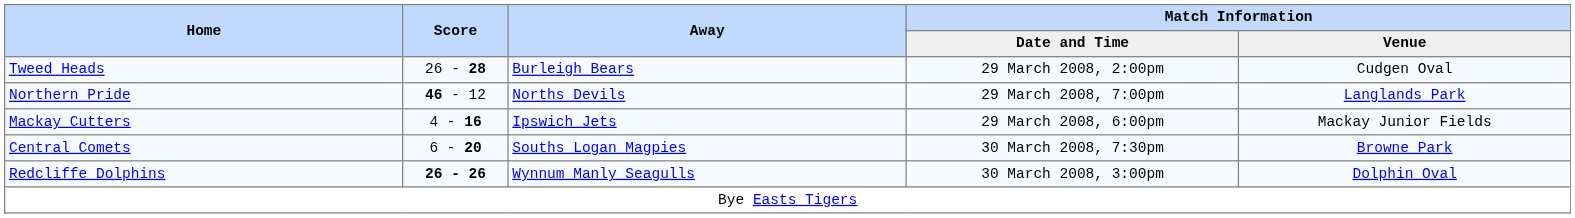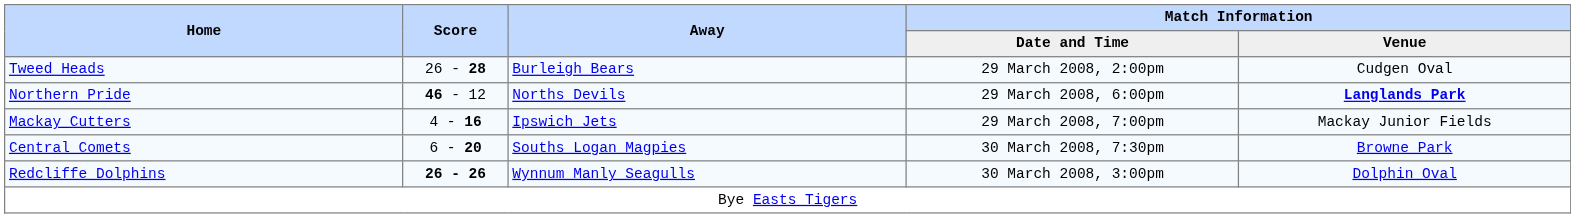(1073, 96) 29 March 2008, 7:00pm -> (1073, 96) 29 March 2008, 6:00pm
(1405, 96) normal -> (1405, 96) bold
(1073, 122) 29 March 2008, 6:00pm -> (1073, 122) 29 March 2008, 7:00pm
